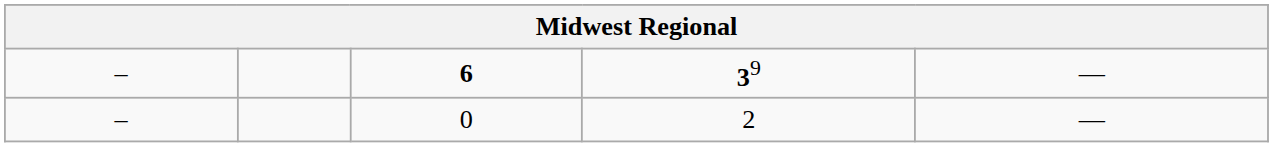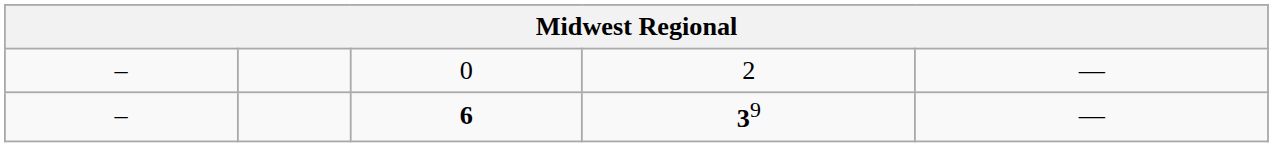rows swapped: (466, 73) <-> (466, 119)
